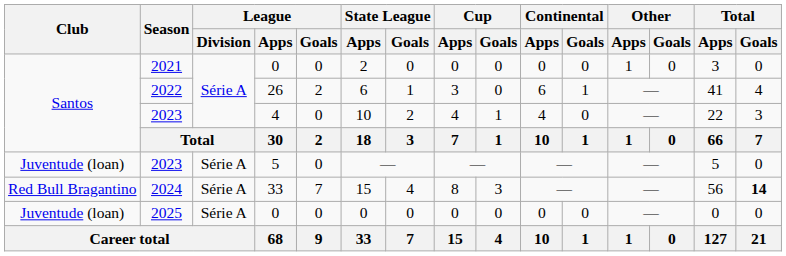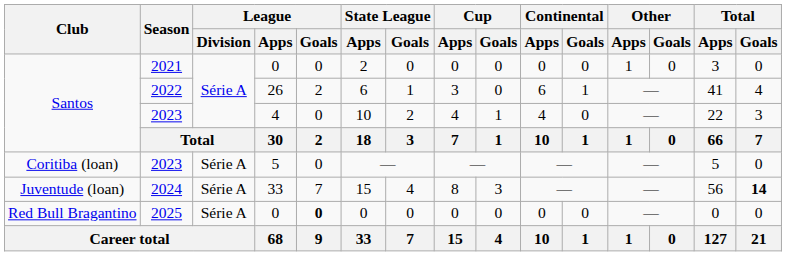(72, 164) Juventude (loan) -> (72, 164) Coritiba (loan)
(72, 189) Red Bull Bragantino -> (72, 189) Juventude (loan)
(72, 213) Juventude (loan) -> (72, 213) Red Bull Bragantino
(319, 213) normal -> (319, 213) bold
